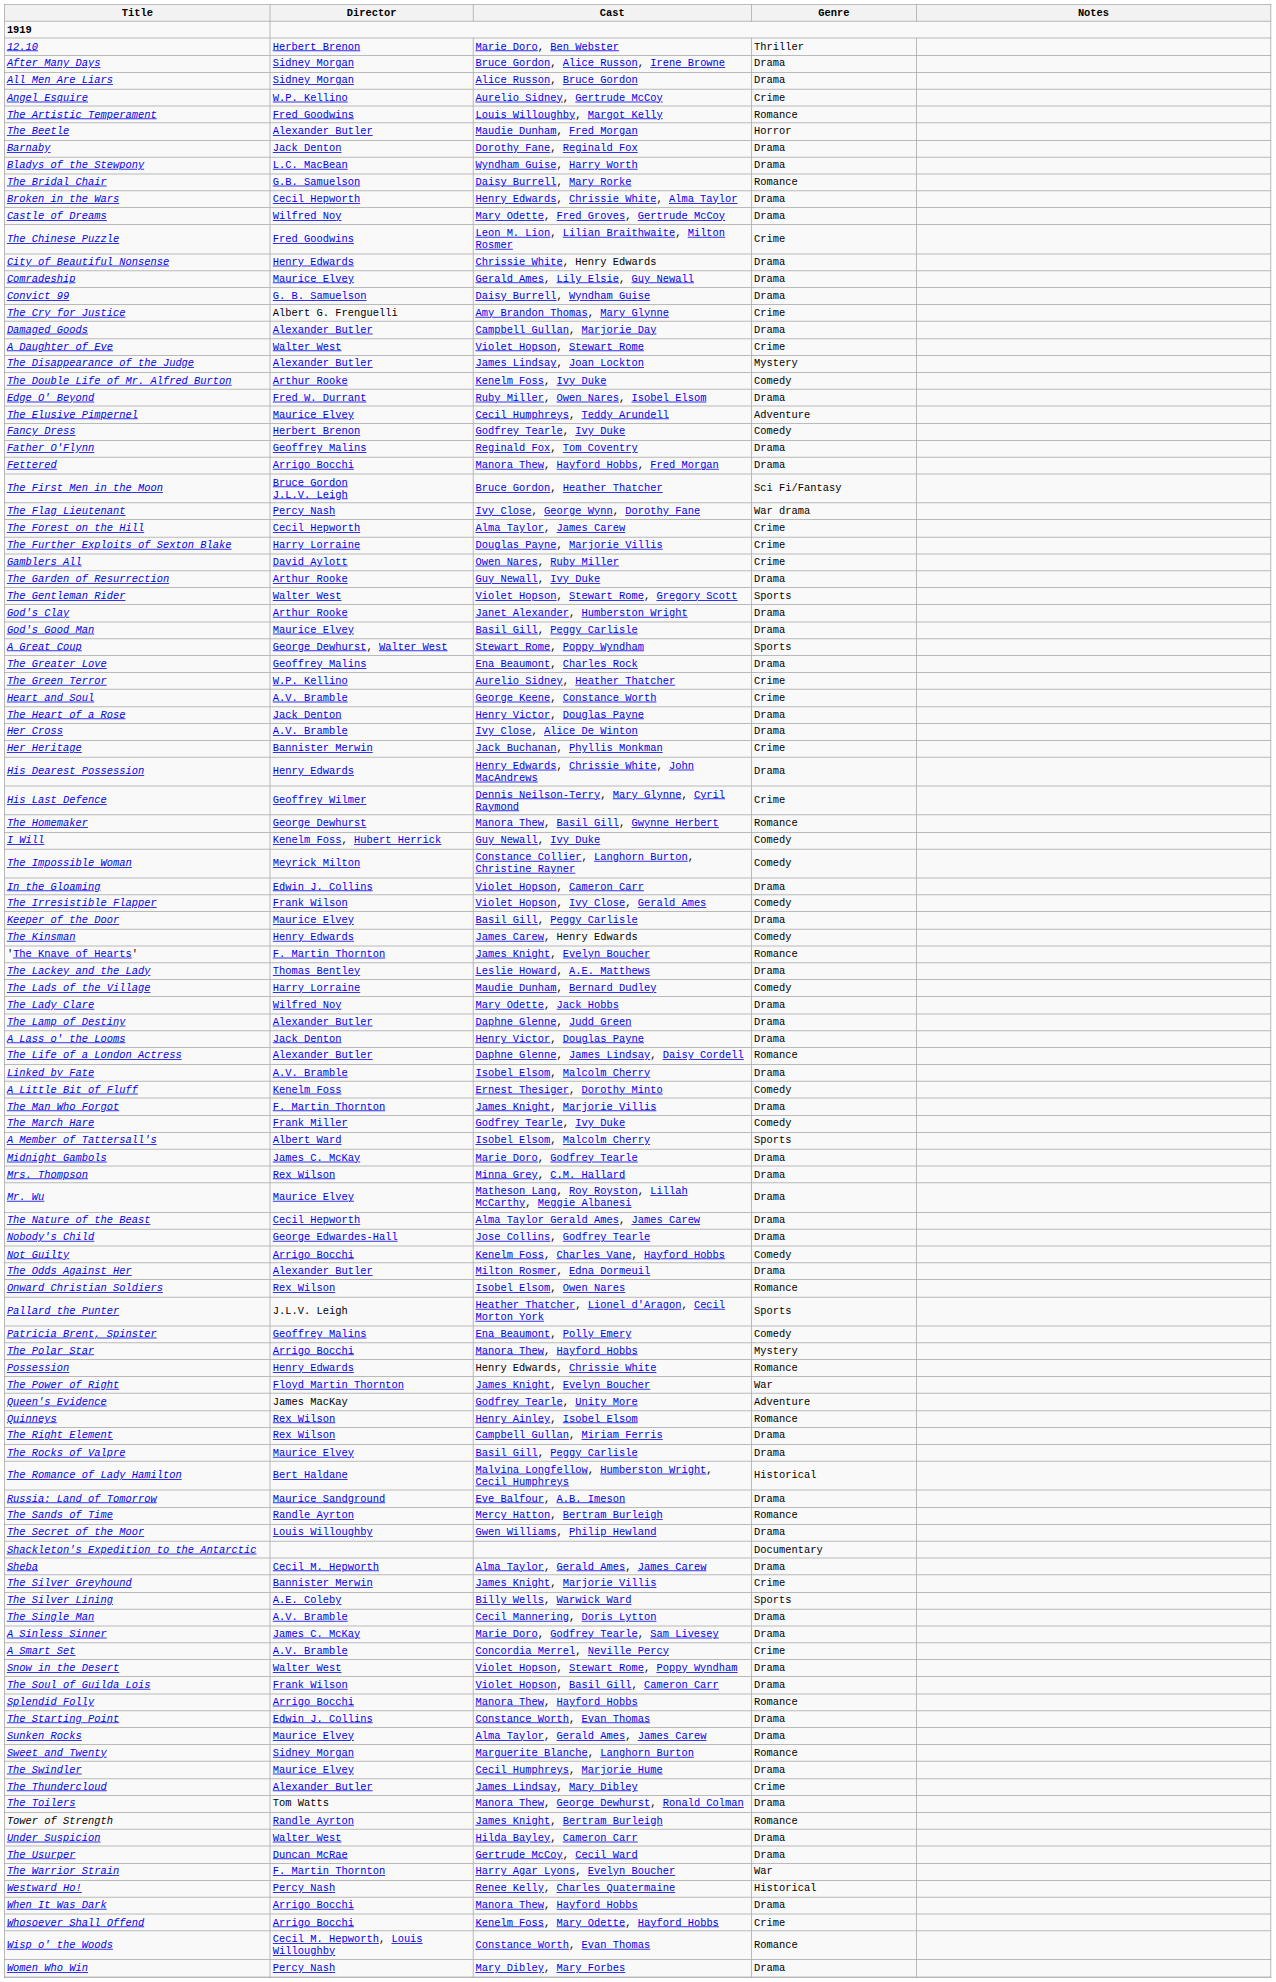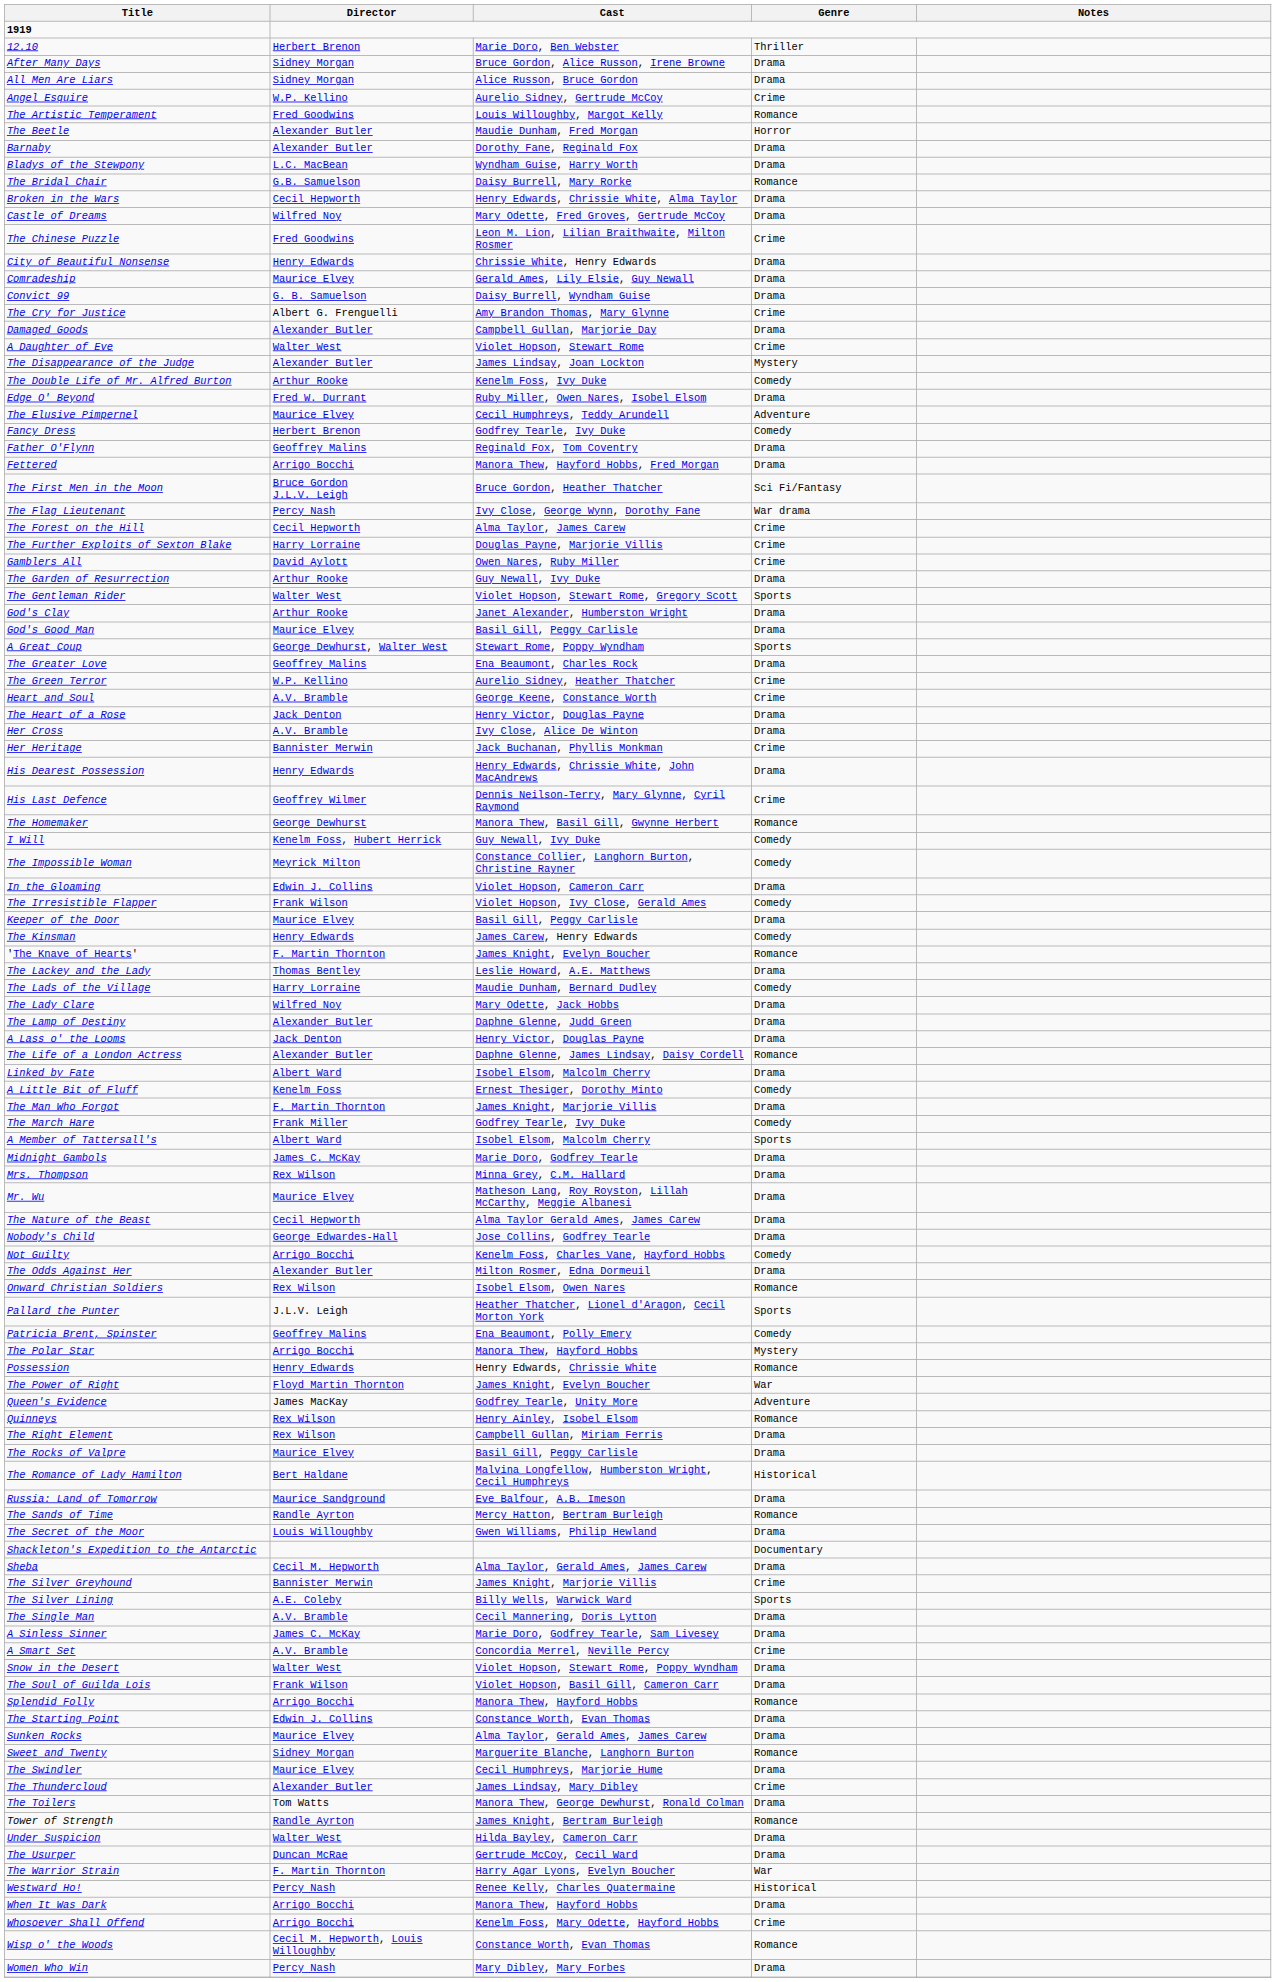(307, 148) Jack Denton -> (323, 148) Alexander Butler
(310, 1073) A.V. Bramble -> (307, 1073) Albert Ward
